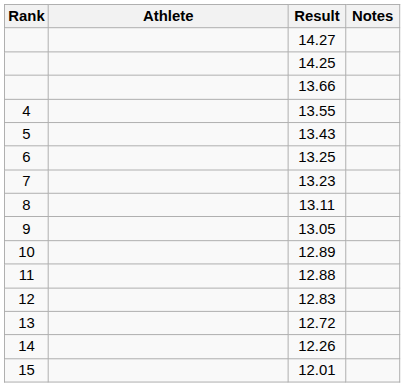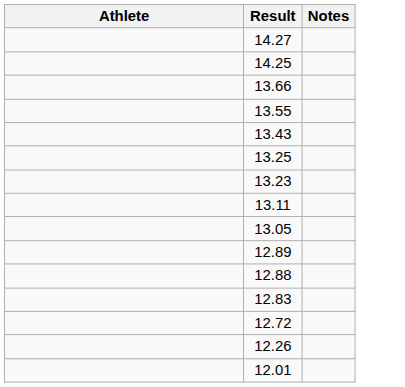- column: (26, 16)
